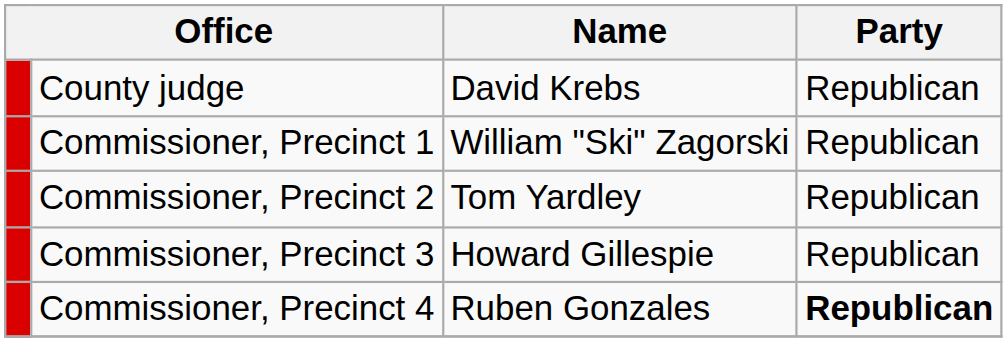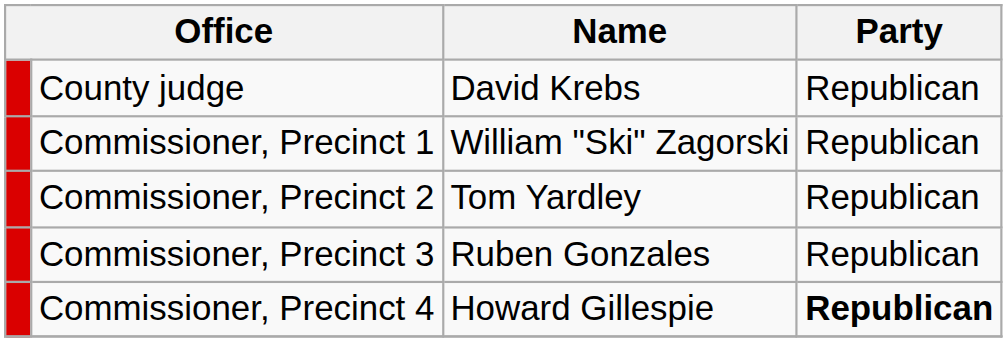(582, 253) Howard Gillespie -> (580, 253) Ruben Gonzales
(580, 308) Ruben Gonzales -> (582, 308) Howard Gillespie
